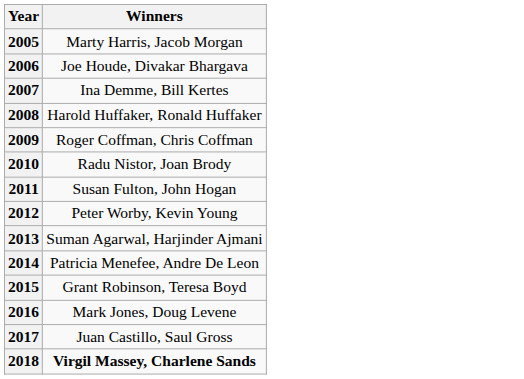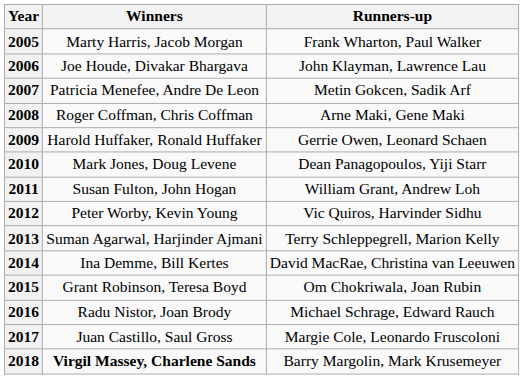+ column: (392, 16)
(154, 90) Ina Demme, Bill Kertes -> (154, 90) Patricia Menefee, Andre De Leon
(154, 115) Harold Huffaker, Ronald Huffaker -> (154, 115) Roger Coffman, Chris Coffman
(154, 139) Roger Coffman, Chris Coffman -> (154, 139) Harold Huffaker, Ronald Huffaker
(154, 164) Radu Nistor, Joan Brody -> (154, 164) Mark Jones, Doug Levene
(154, 262) Patricia Menefee, Andre De Leon -> (154, 262) Ina Demme, Bill Kertes
(154, 312) Mark Jones, Doug Levene -> (154, 312) Radu Nistor, Joan Brody
